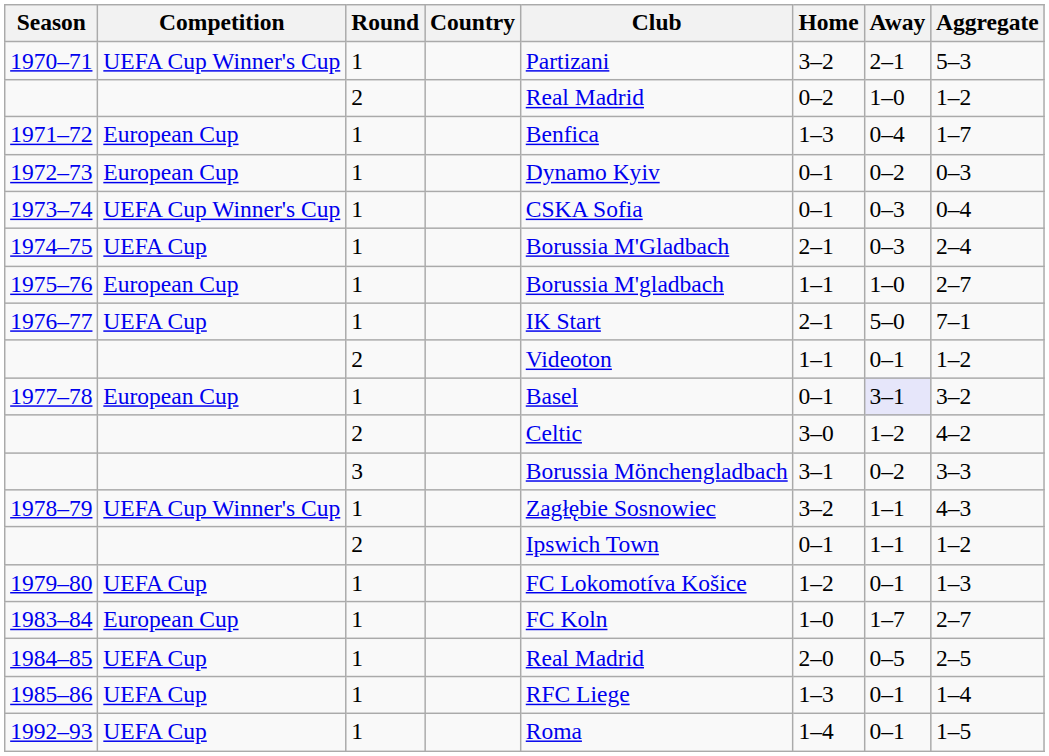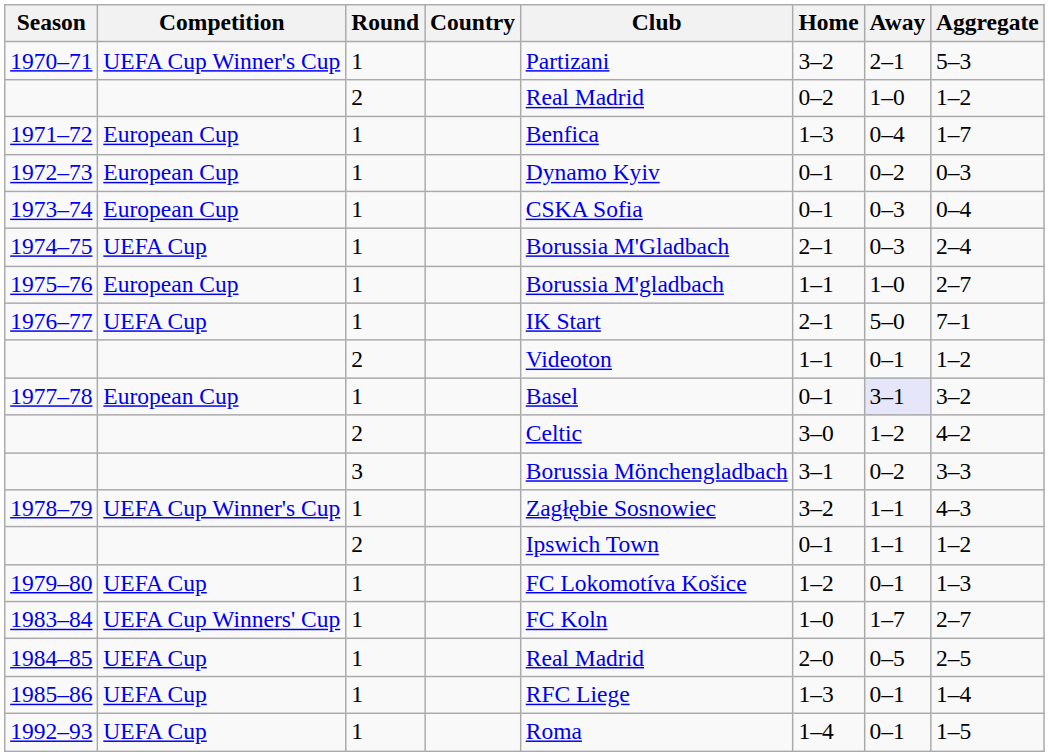(222, 209) UEFA Cup Winner's Cup -> (171, 209) European Cup
(171, 619) European Cup -> (222, 619) UEFA Cup Winners' Cup
